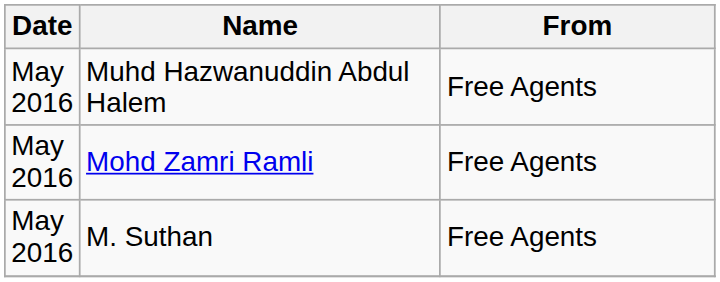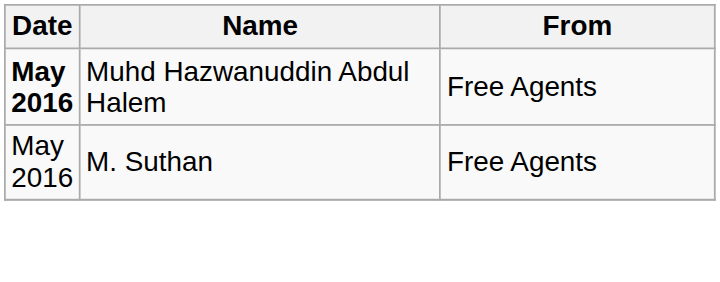(42, 86) normal -> (42, 86) bold
- row: (200, 161)
